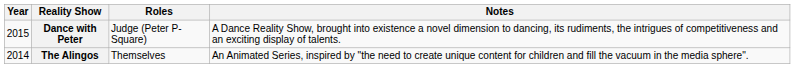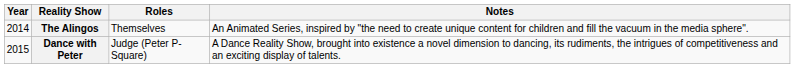rows swapped: (70, 55) <-> (70, 34)
